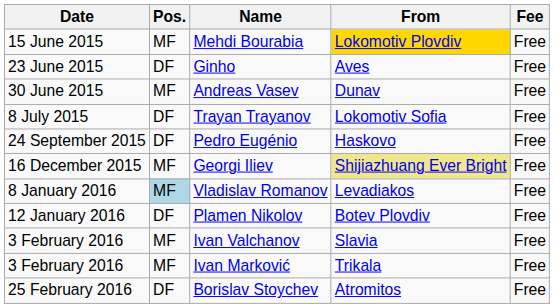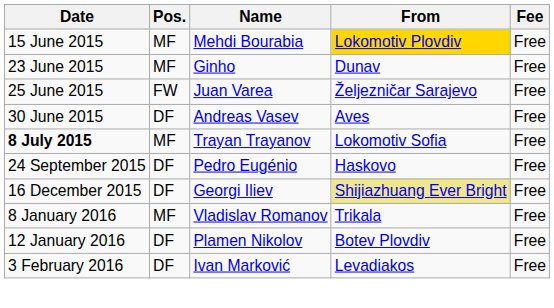(164, 66) DF -> (164, 66) MF
(352, 66) Aves -> (358, 66) Dunav
+ row: (233, 91)
(164, 91) MF -> (164, 116) DF
(358, 91) Dunav -> (352, 116) Aves
(48, 116) normal -> (50, 141) bold
(164, 116) DF -> (164, 141) MF
(164, 166) MF -> (164, 191) DF
(164, 191) lightblue background -> (164, 215) no background
(375, 191) Levadiakos -> (358, 215) Trikala
- row: (246, 240)
(164, 265) MF -> (164, 265) DF
(358, 265) Trikala -> (375, 265) Levadiakos
- row: (256, 290)
